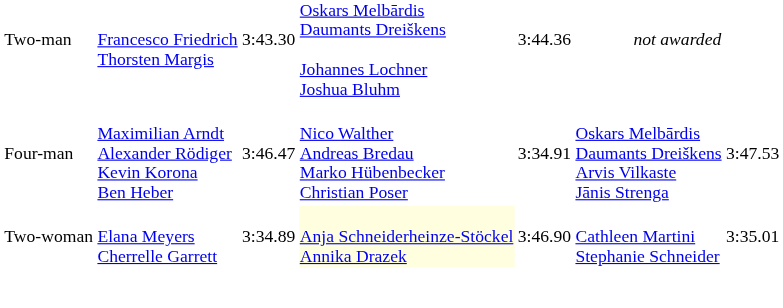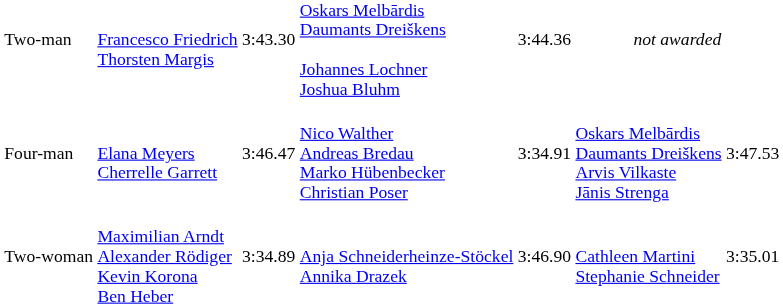(165, 162) Maximilian Arndt Alexander Rödiger Kevin Korona Ben Heber -> (157, 162) Elana Meyers Cherrelle Garrett
(157, 246) Elana Meyers Cherrelle Garrett -> (165, 266) Maximilian Arndt Alexander Rödiger Kevin Korona Ben Heber
(407, 246) lightyellow background -> (407, 266) no background
